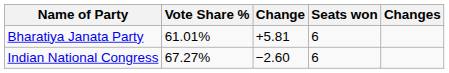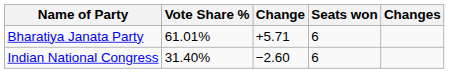(273, 36) +5.81 -> (273, 36) +5.71
(187, 57) 67.27% -> (187, 57) 31.40%
